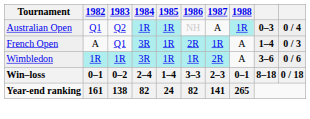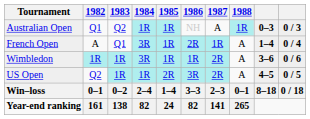(292, 28) 0 / 4 -> (292, 28) 0 / 3
(292, 43) 0 / 3 -> (292, 43) 0 / 4
+ row: (25, 75)
